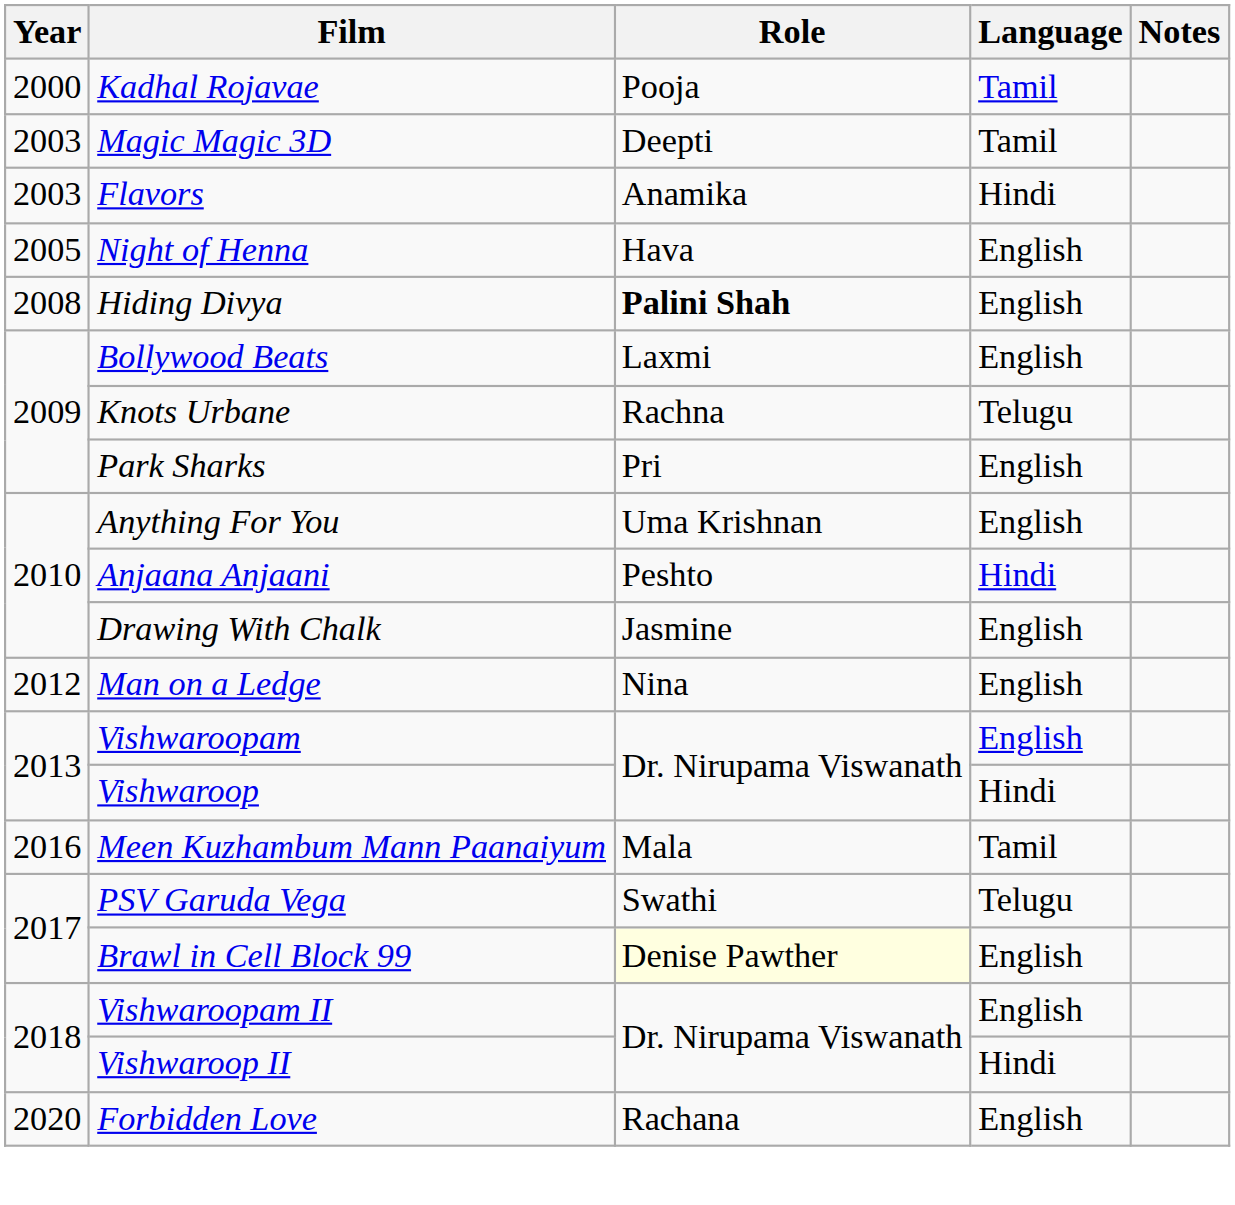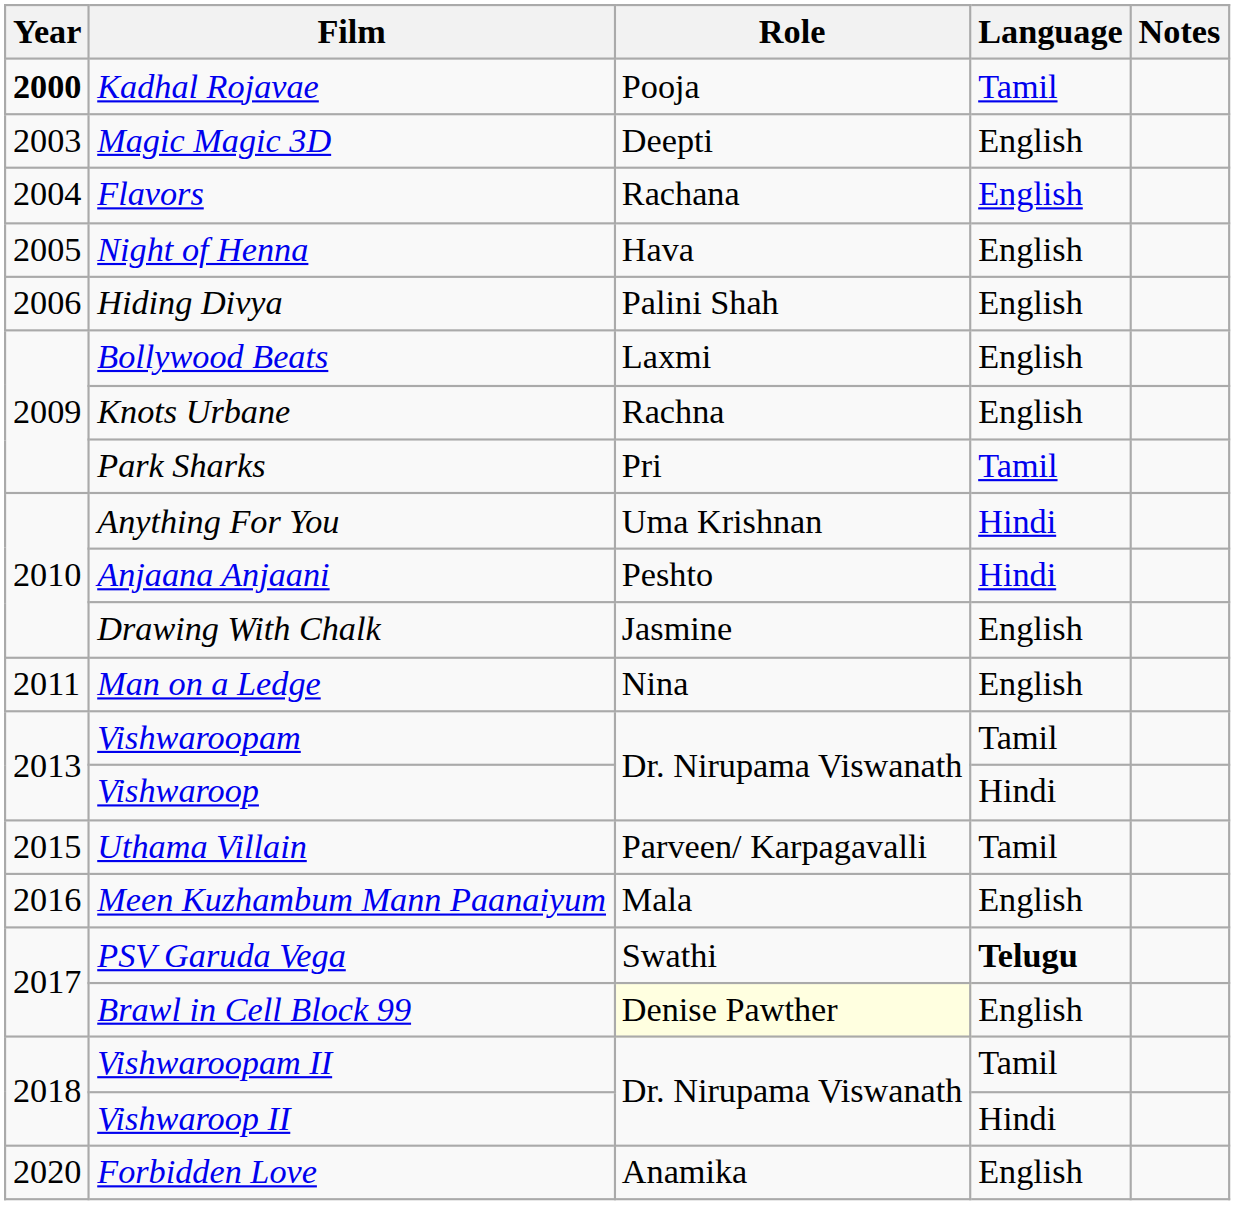(47, 85) normal -> (47, 85) bold
(1018, 140) Tamil -> (1030, 140) English
(47, 194) 2003 -> (47, 194) 2004
(685, 194) Anamika -> (681, 194) Rachana
(1017, 194) Hindi -> (1030, 194) English
(47, 303) 2008 -> (47, 303) 2006
(706, 303) bold -> (700, 303) normal
(1025, 411) Telugu -> (1030, 411) English
(1030, 466) English -> (1018, 466) Tamil
(1030, 520) English -> (1017, 520) Hindi
(47, 683) 2012 -> (47, 683) 2011
(1030, 737) English -> (1018, 737) Tamil
+ row: (202, 846)
(1018, 846) Tamil -> (1030, 900) English
(1025, 900) normal -> (1028, 954) bold
(1030, 1009) English -> (1018, 1063) Tamil
(681, 1117) Rachana -> (685, 1172) Anamika
